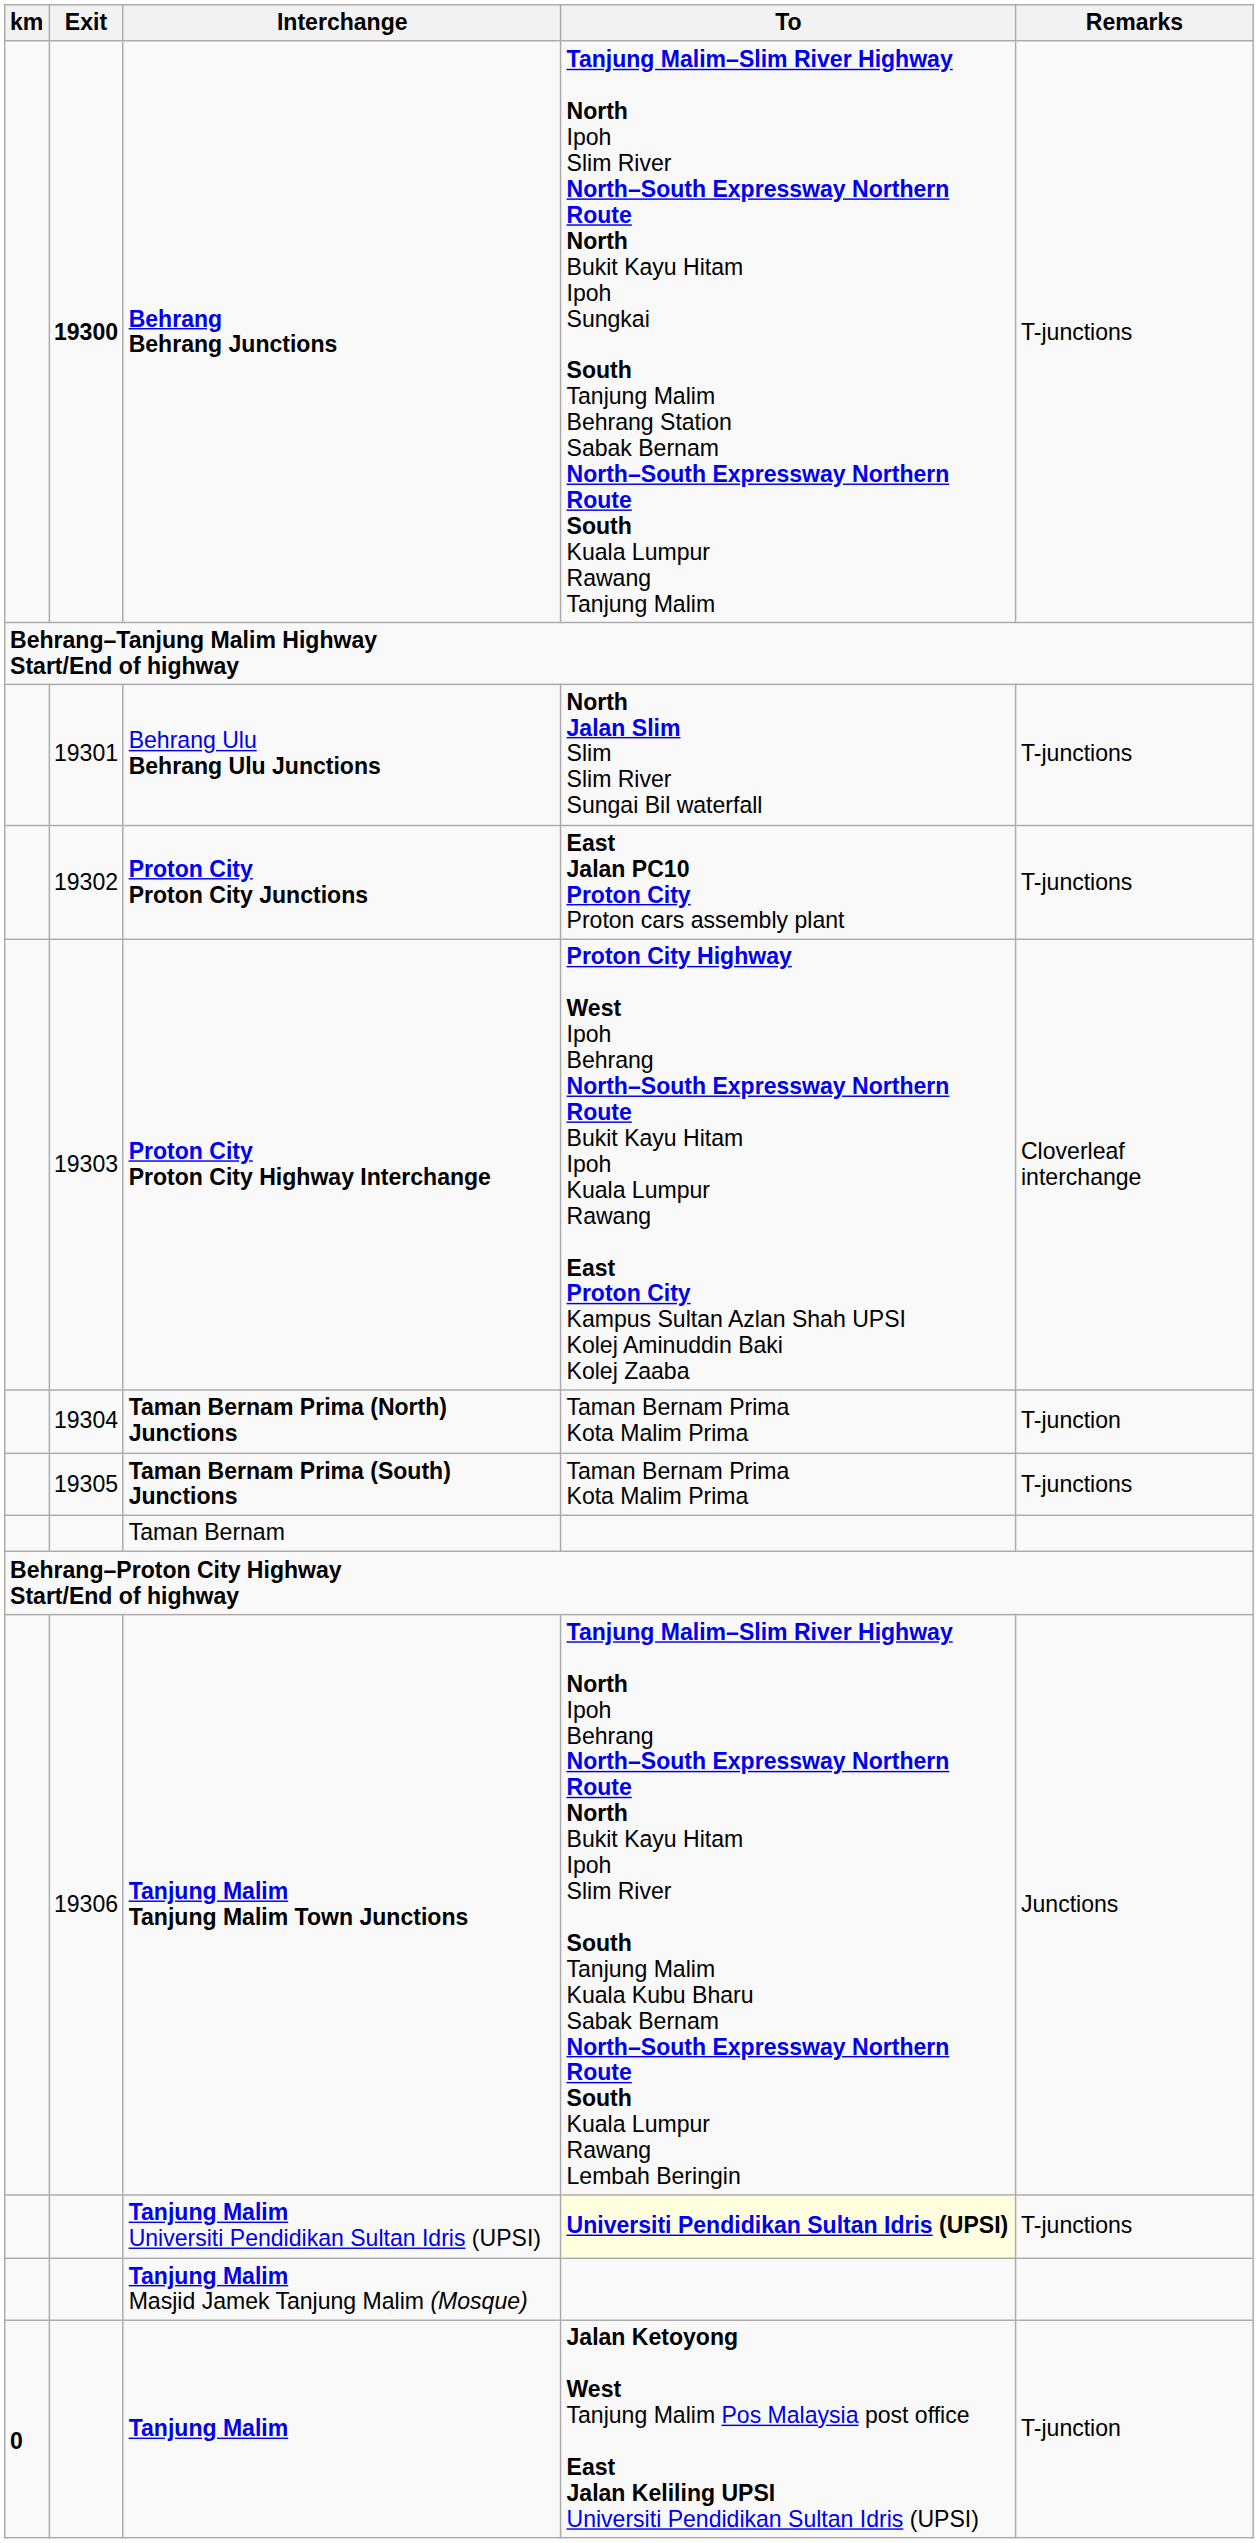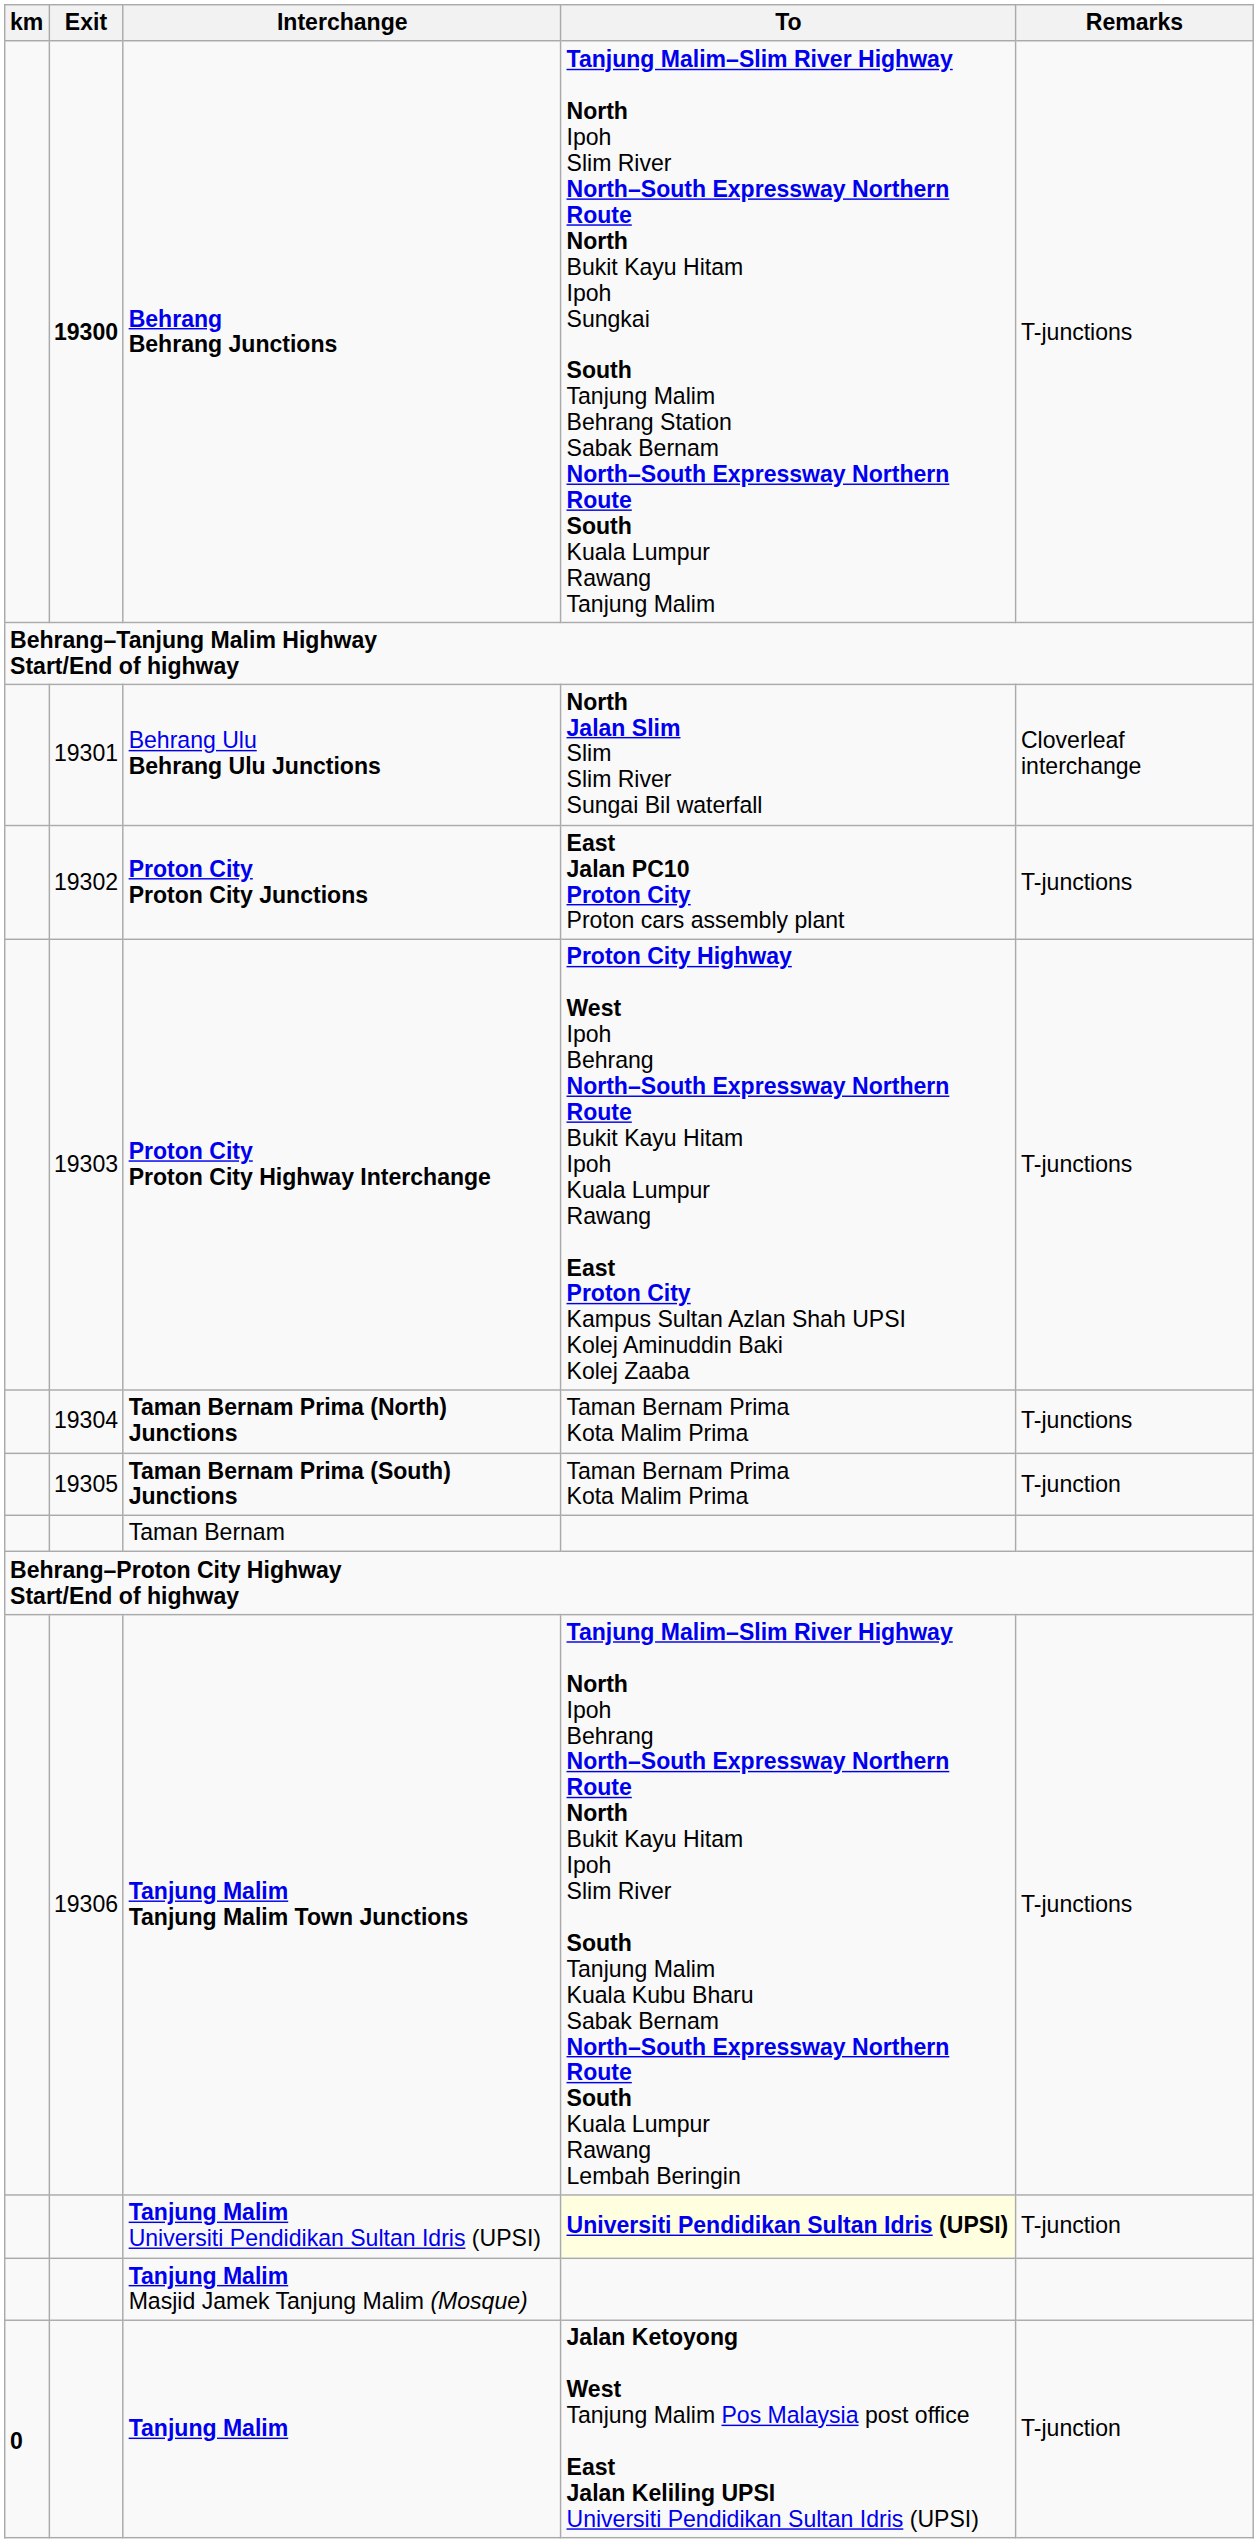(1077, 754) T-junctions -> (1081, 754) Cloverleaf interchange
(1081, 1164) Cloverleaf interchange -> (1077, 1164) T-junctions
(1071, 1421) T-junction -> (1077, 1421) T-junctions
(1077, 1483) T-junctions -> (1071, 1483) T-junction
(1070, 1904) Junctions -> (1077, 1904) T-junctions
(1077, 2226) T-junctions -> (1071, 2226) T-junction
